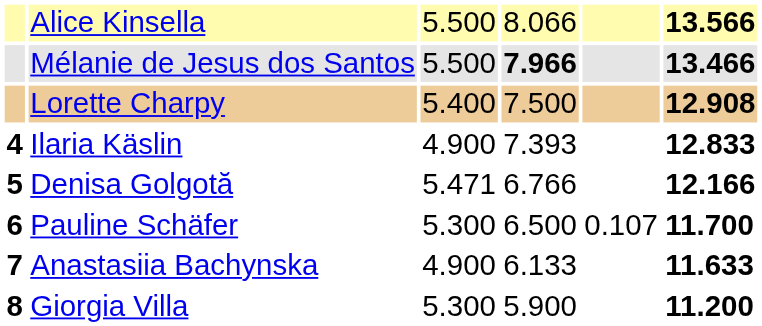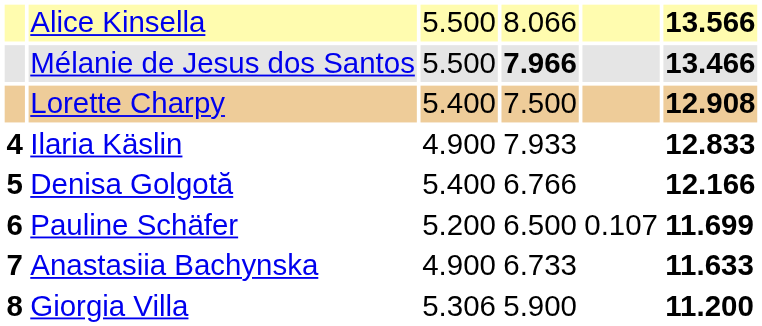(540, 144) 7.393 -> (540, 144) 7.933
(459, 184) 5.471 -> (459, 184) 5.400
(459, 225) 5.300 -> (459, 225) 5.200
(710, 225) 11.700 -> (710, 225) 11.699
(540, 265) 6.133 -> (540, 265) 6.733
(459, 306) 5.300 -> (459, 306) 5.306
